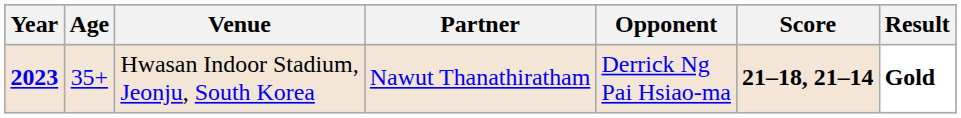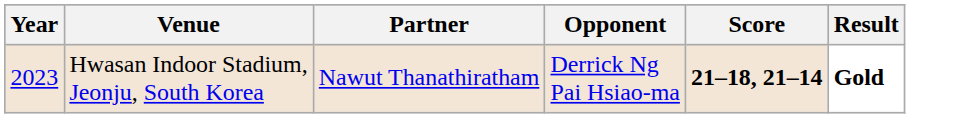- column: (89, 24)
(34, 78) bold -> (34, 78) normal
